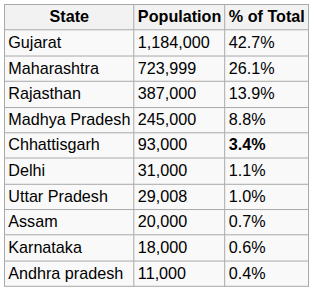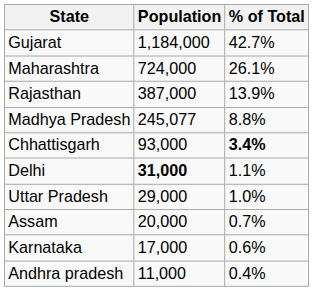(167, 68) 723,999 -> (167, 68) 724,000
(167, 119) 245,000 -> (167, 119) 245,077
(163, 171) normal -> (163, 171) bold
(163, 196) 29,008 -> (163, 196) 29,000
(163, 247) 18,000 -> (163, 247) 17,000
